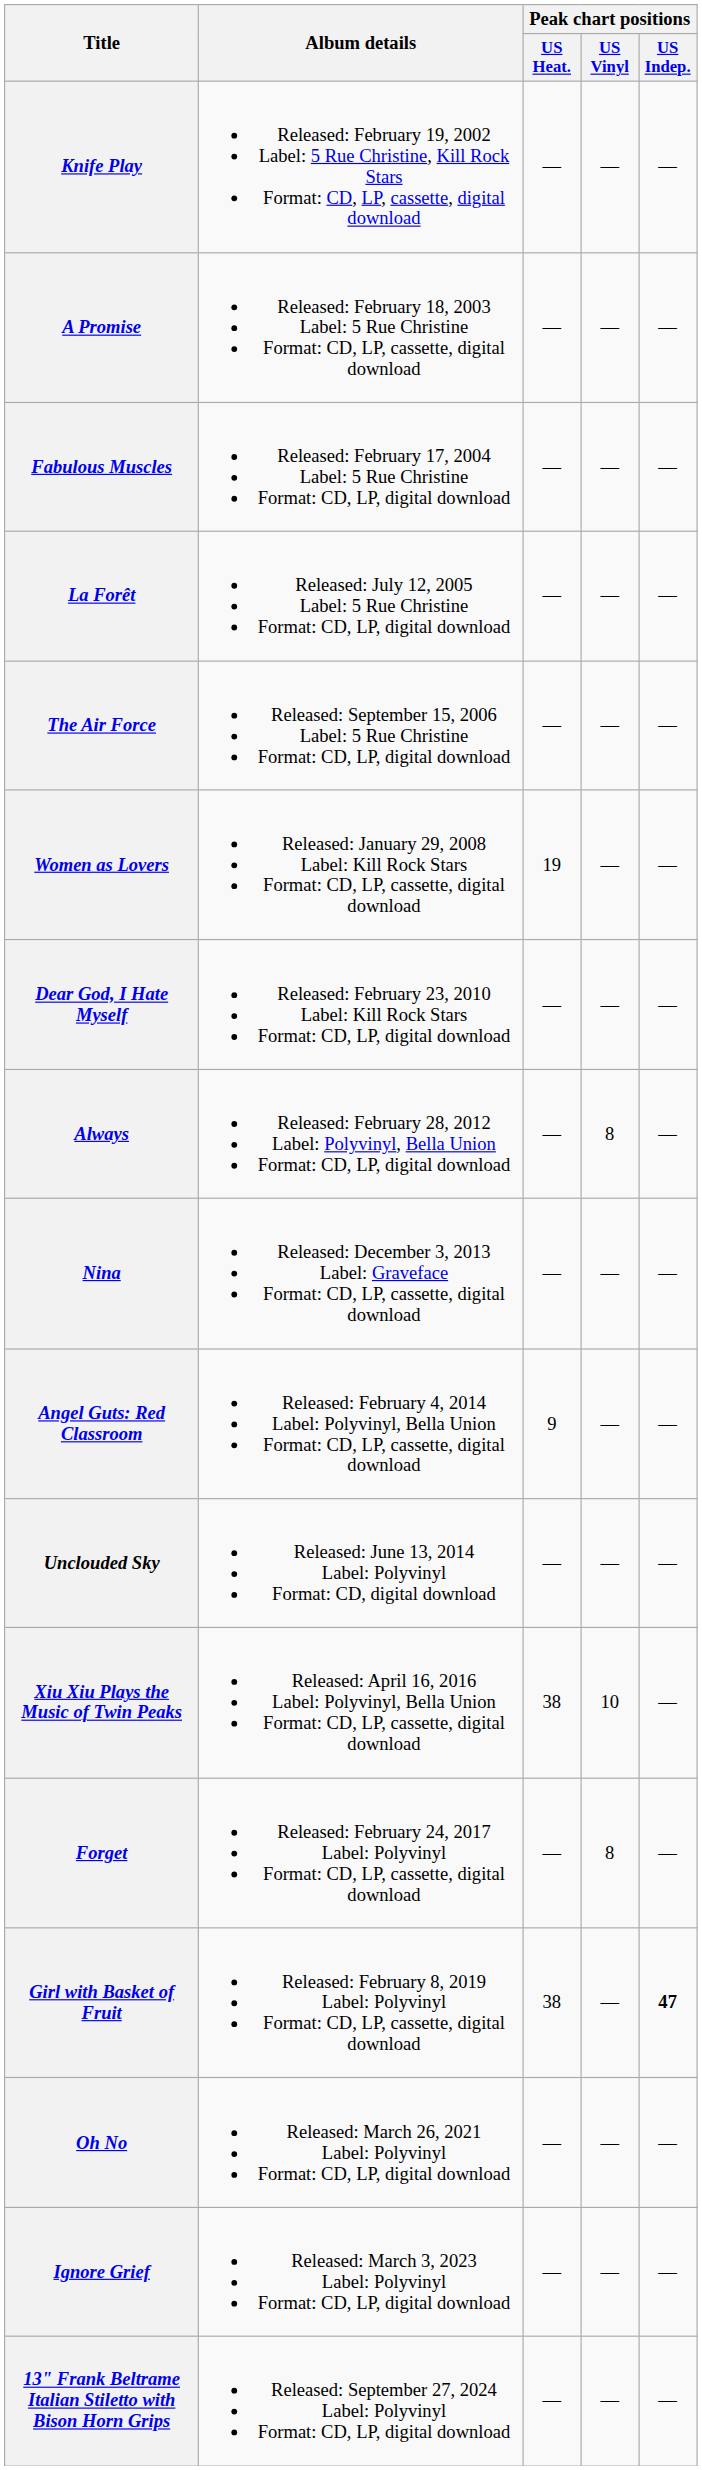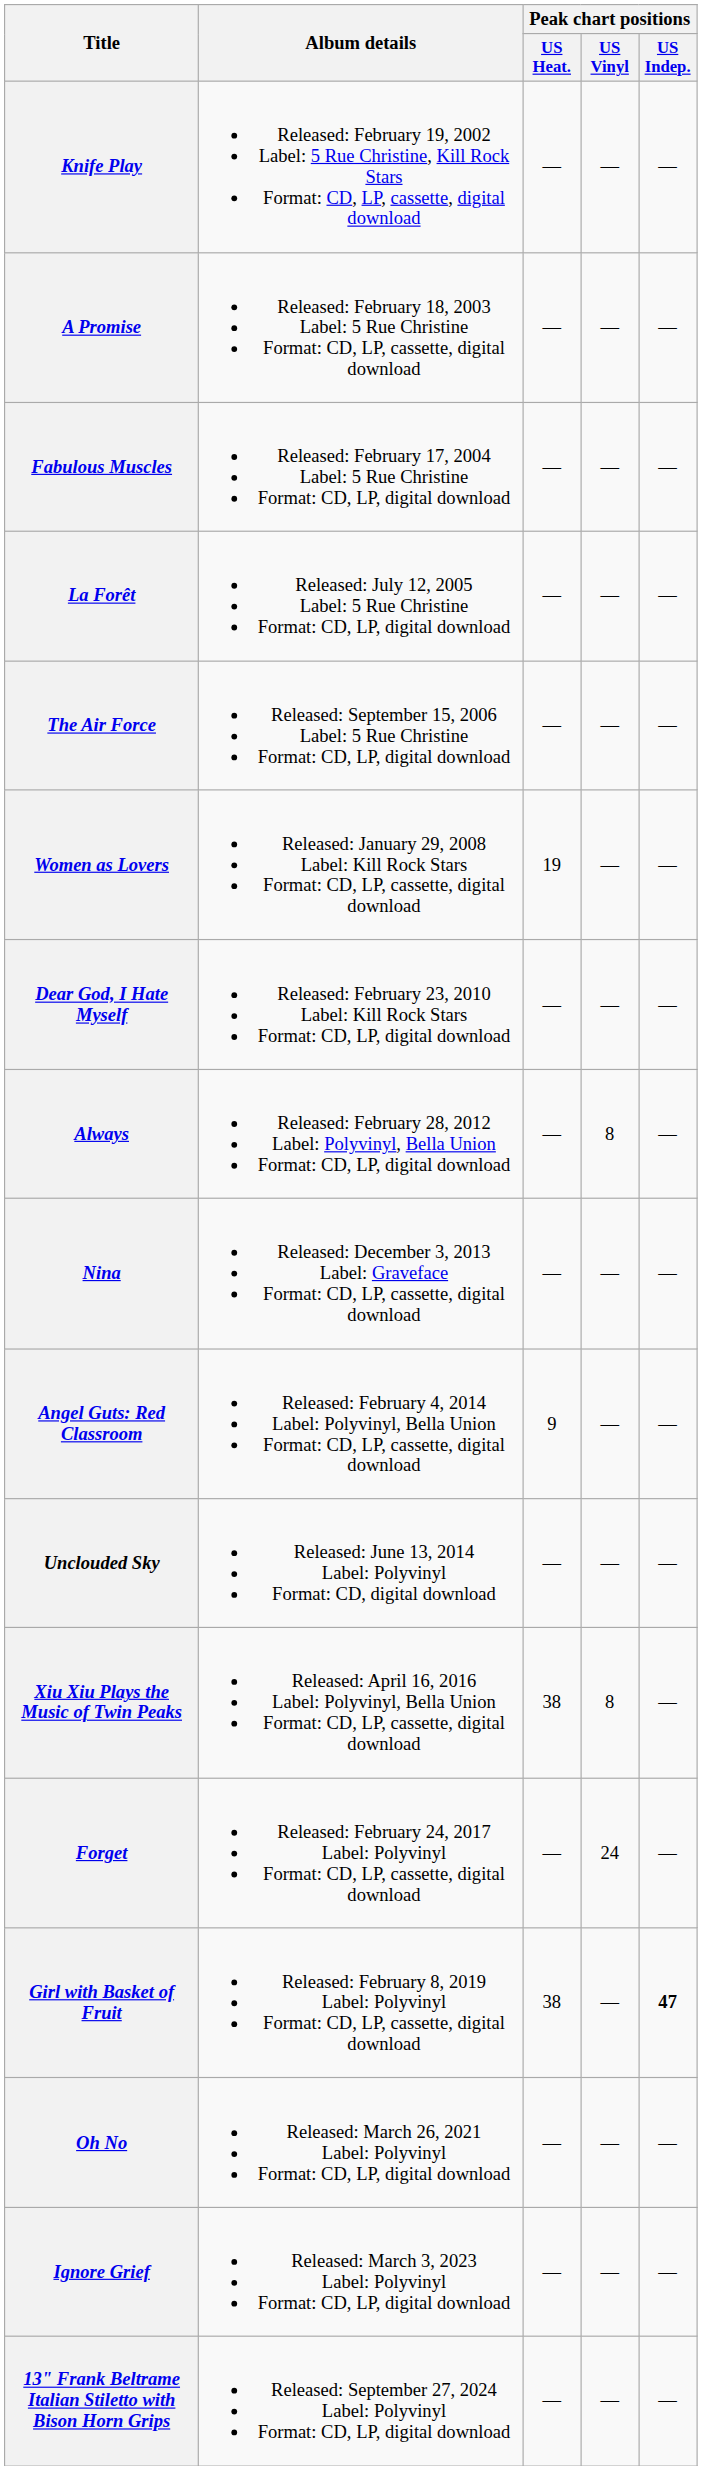(610, 1702) 10 -> (610, 1702) 8
(610, 1852) 8 -> (610, 1852) 24
